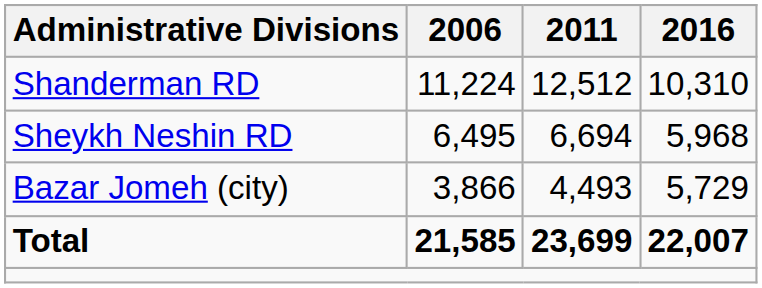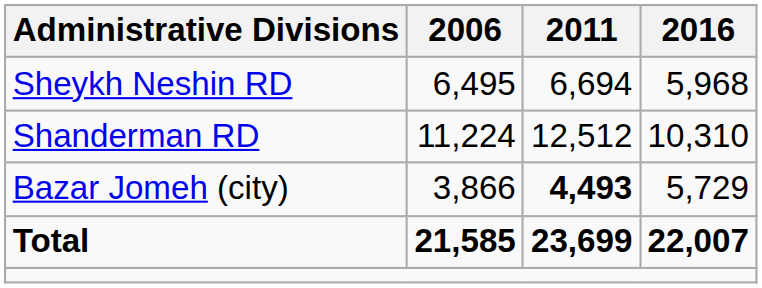rows swapped: (136, 83) <-> (153, 135)
(591, 188) normal -> (591, 188) bold
